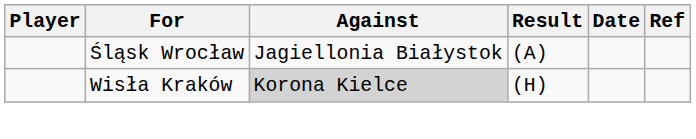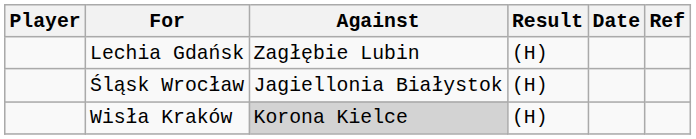+ row: (167, 53)
(530, 53) (A) -> (530, 85) (H)
